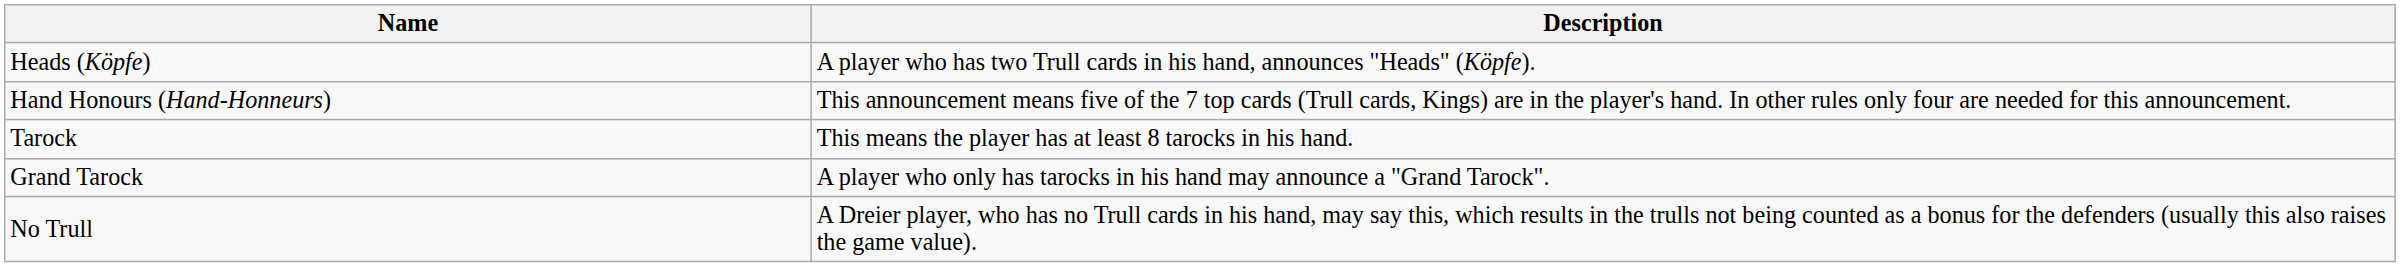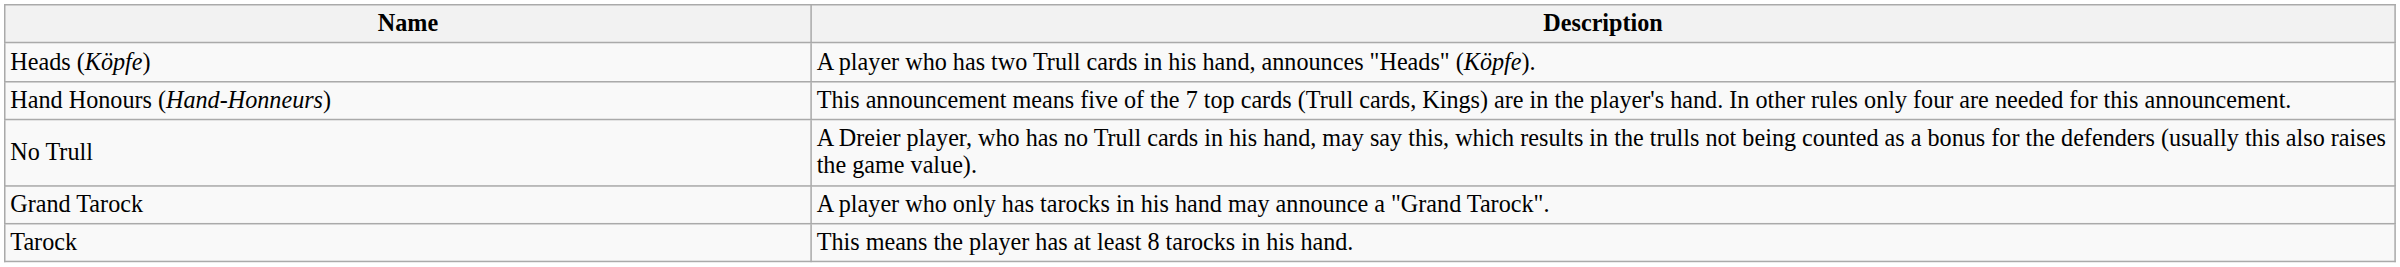rows swapped: (44, 138) <-> (52, 228)
